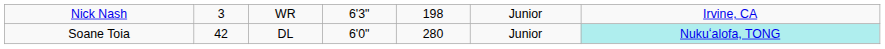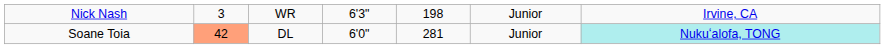(221, 33) no background -> (221, 33) lightsalmon background
(433, 33) 280 -> (433, 33) 281
